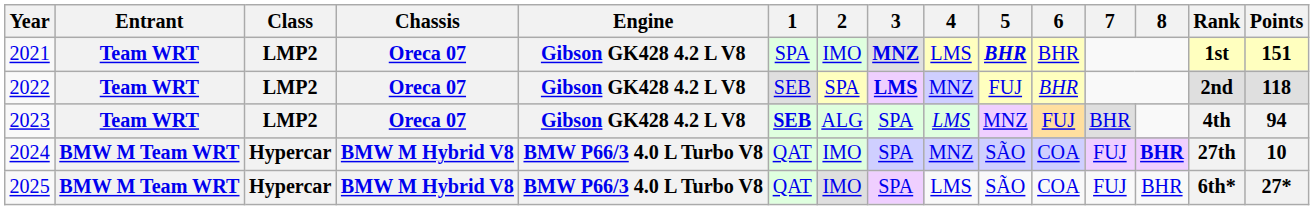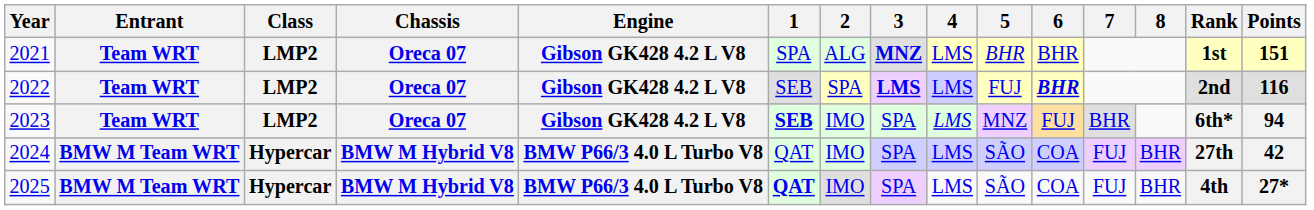(842, 53) IMO -> (845, 53) ALG
(1005, 53) bold -> (1005, 53) normal
(951, 87) MNZ -> (952, 87) LMS
(1058, 87) normal -> (1058, 87) bold
(1277, 87) 118 -> (1274, 87) 116
(842, 120) ALG -> (845, 120) IMO
(1217, 120) 4th -> (1214, 120) 6th*
(951, 153) MNZ -> (952, 153) LMS
(1162, 153) bold -> (1160, 153) normal
(1277, 153) 10 -> (1274, 153) 42
(792, 186) normal -> (794, 186) bold
(1217, 186) 6th* -> (1214, 186) 4th
